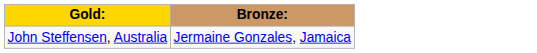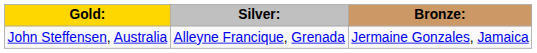+ column: (259, 15)
